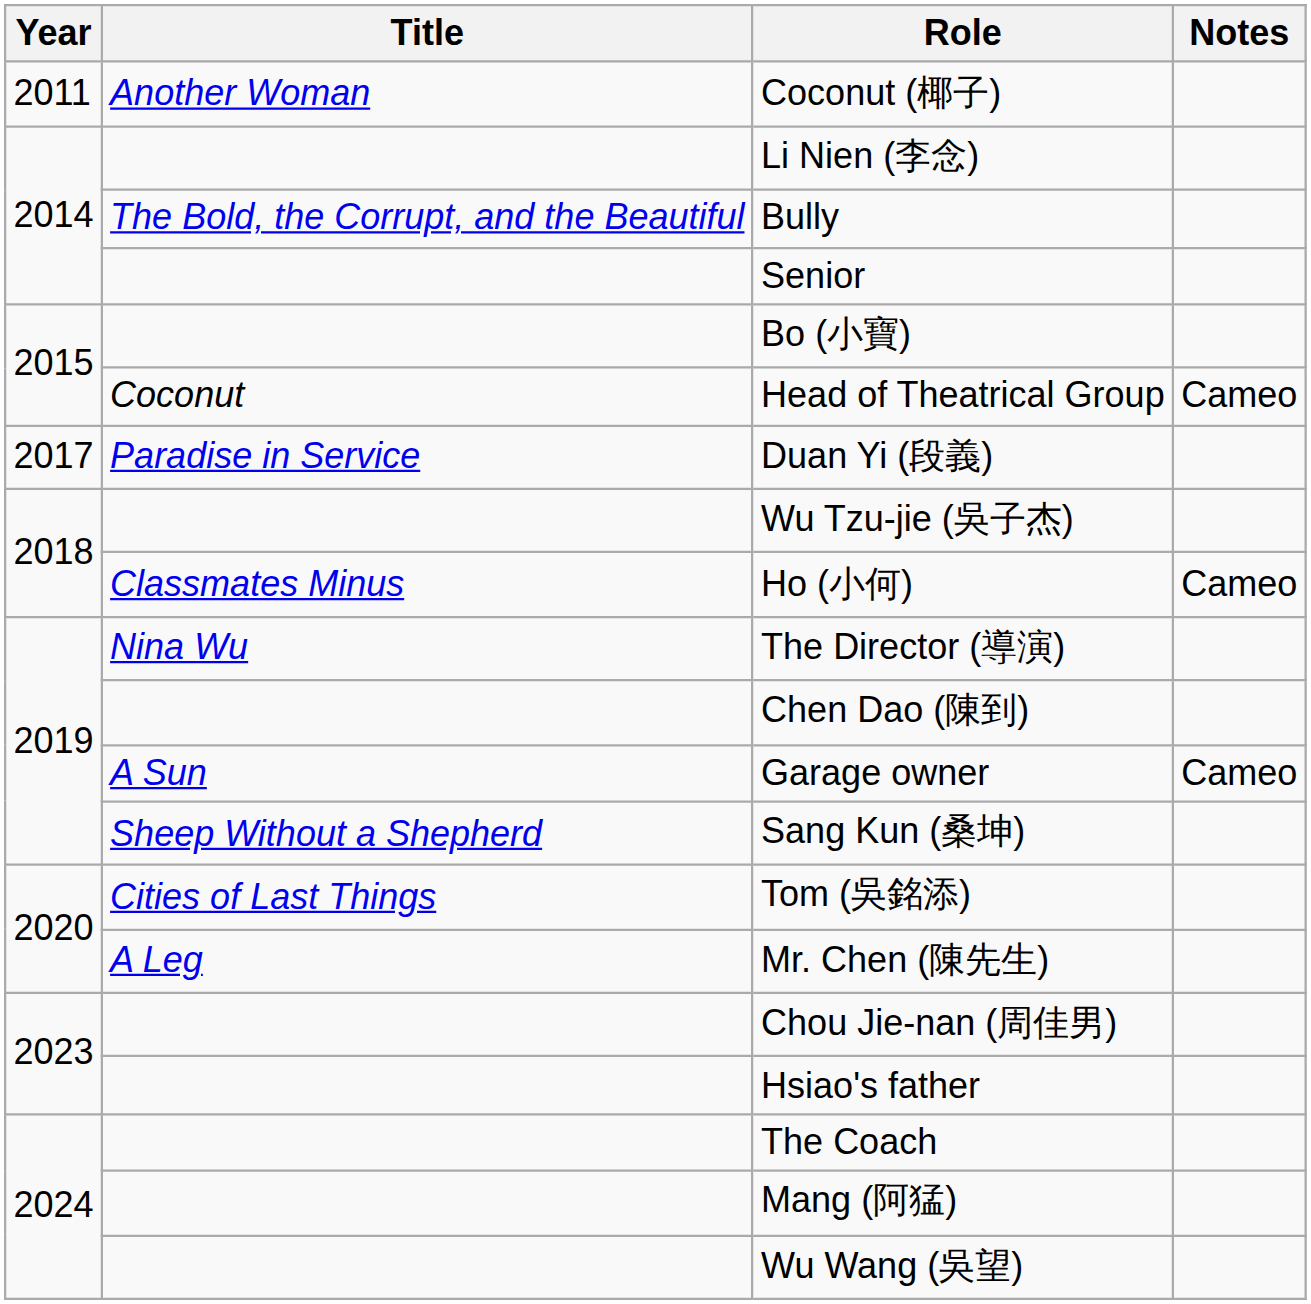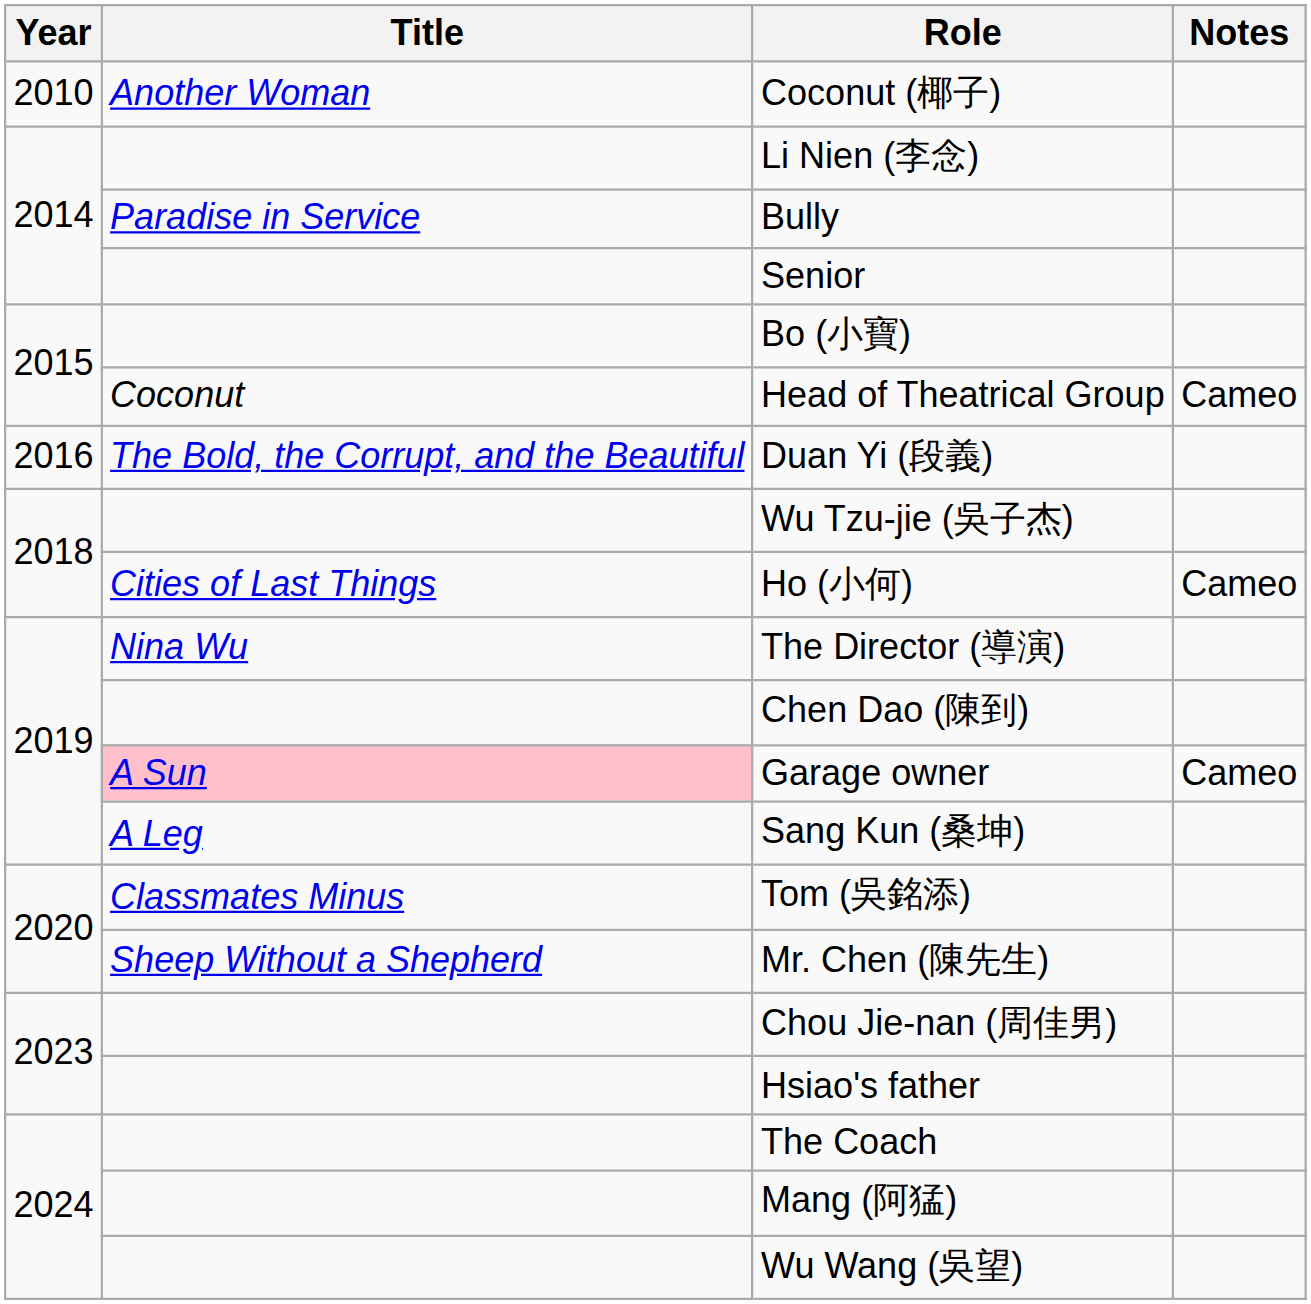(52, 93) 2011 -> (53, 93) 2010
(427, 217) The Bold, the Corrupt, and the Beautiful -> (265, 217) Paradise in Service
(53, 456) 2017 -> (53, 456) 2016
(265, 456) Paradise in Service -> (427, 456) The Bold, the Corrupt, and the Beautiful
(257, 584) Classmates Minus -> (273, 584) Cities of Last Things
(158, 772) no background -> (158, 772) pink background
(326, 832) Sheep Without a Shepherd -> (156, 832) A Leg
(273, 896) Cities of Last Things -> (257, 896) Classmates Minus
(156, 960) A Leg -> (326, 960) Sheep Without a Shepherd
